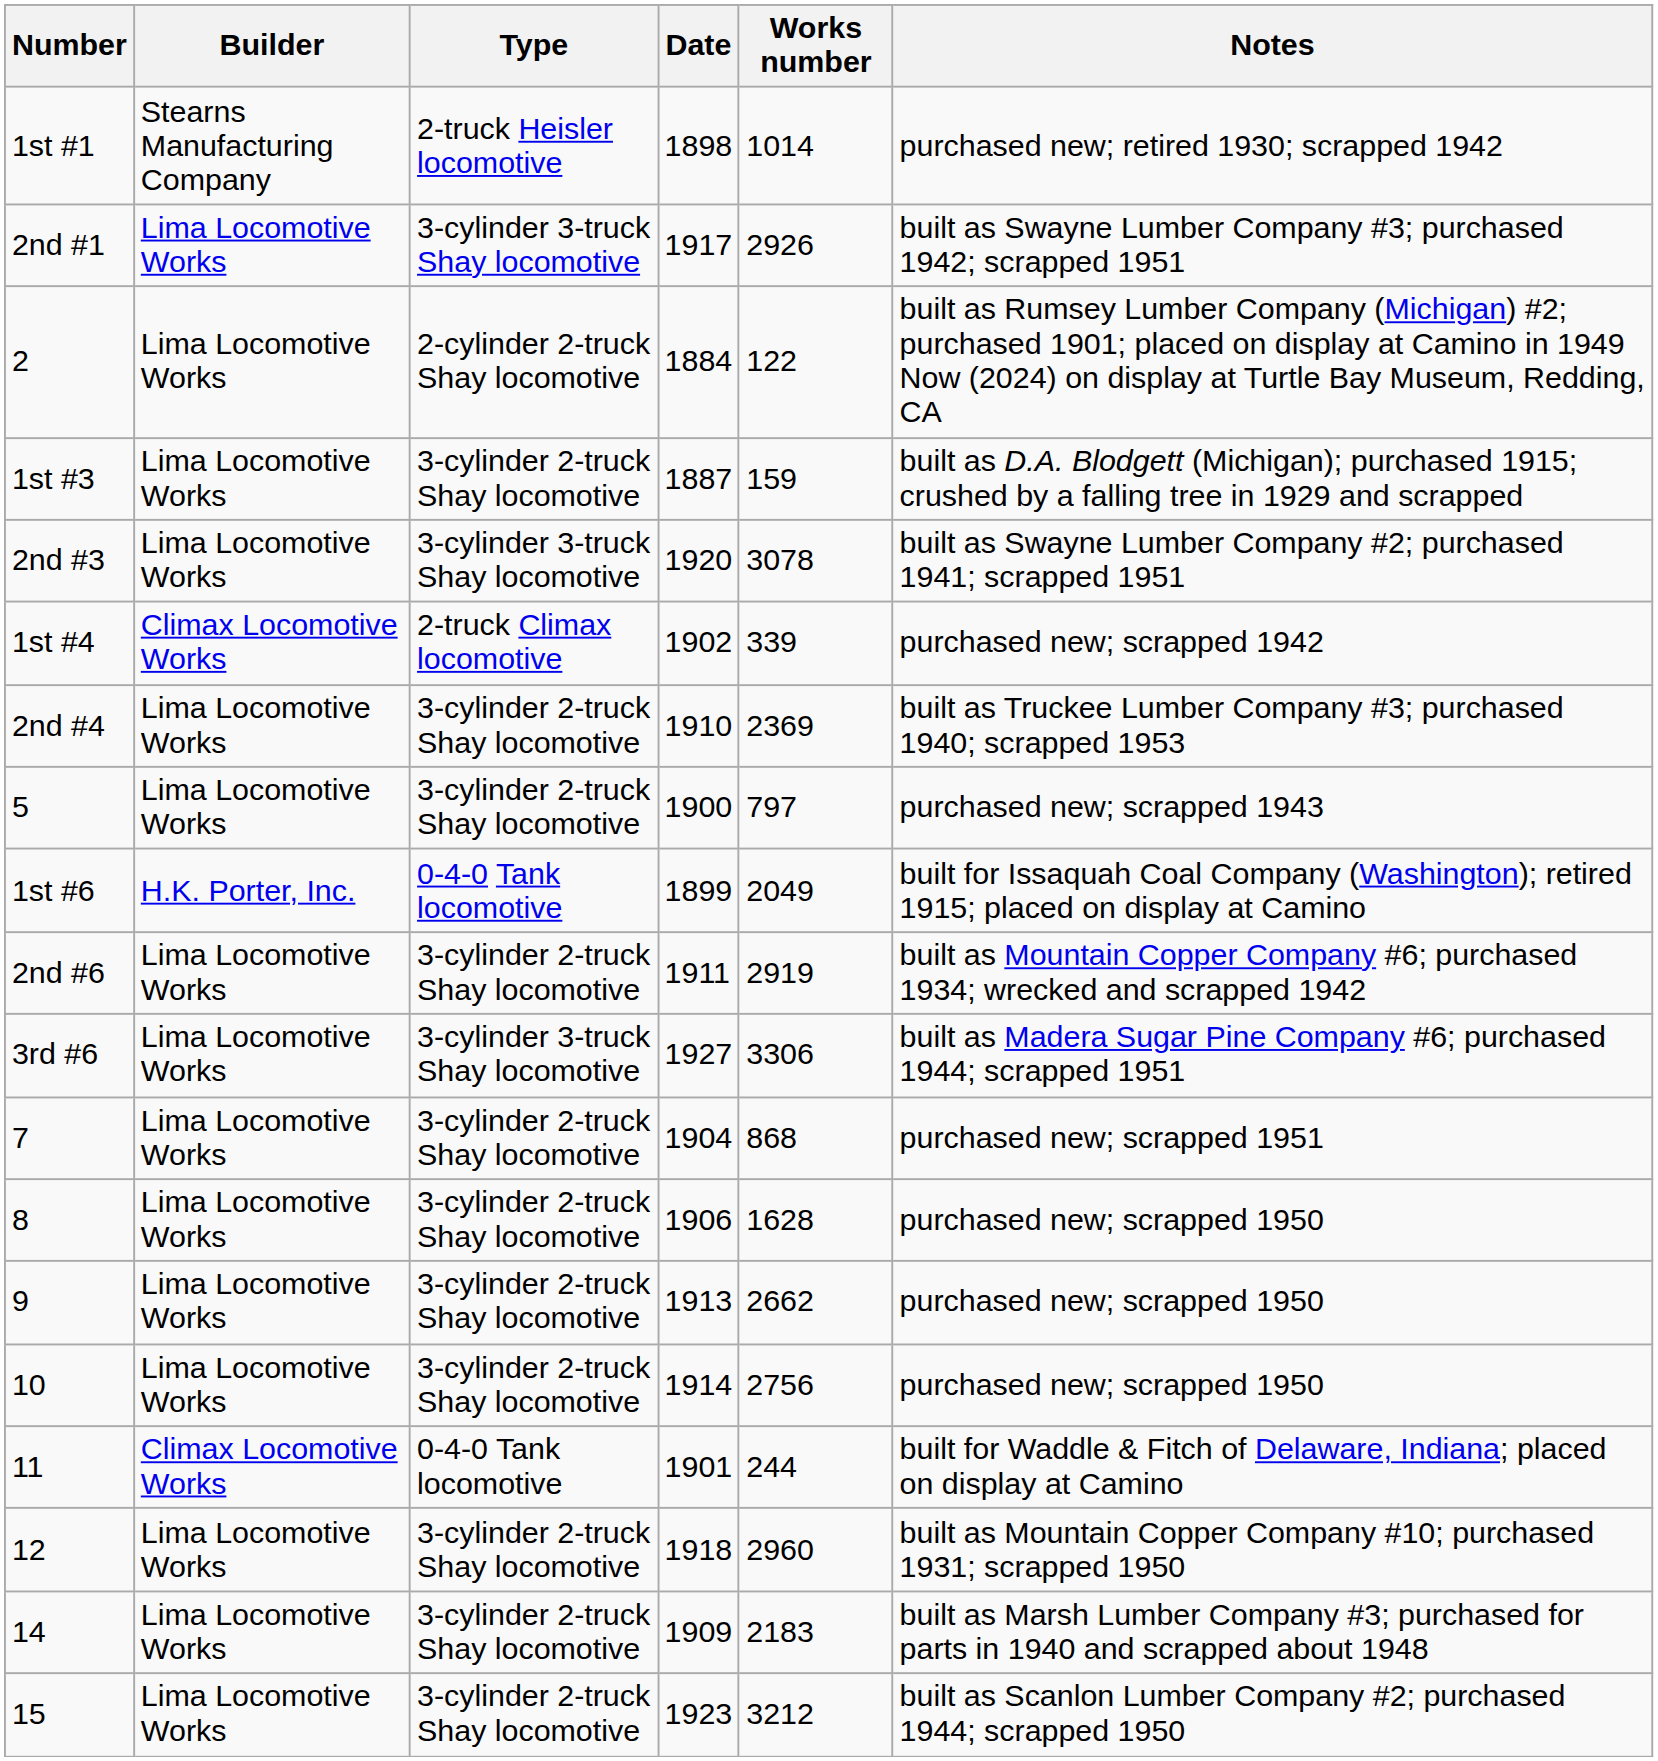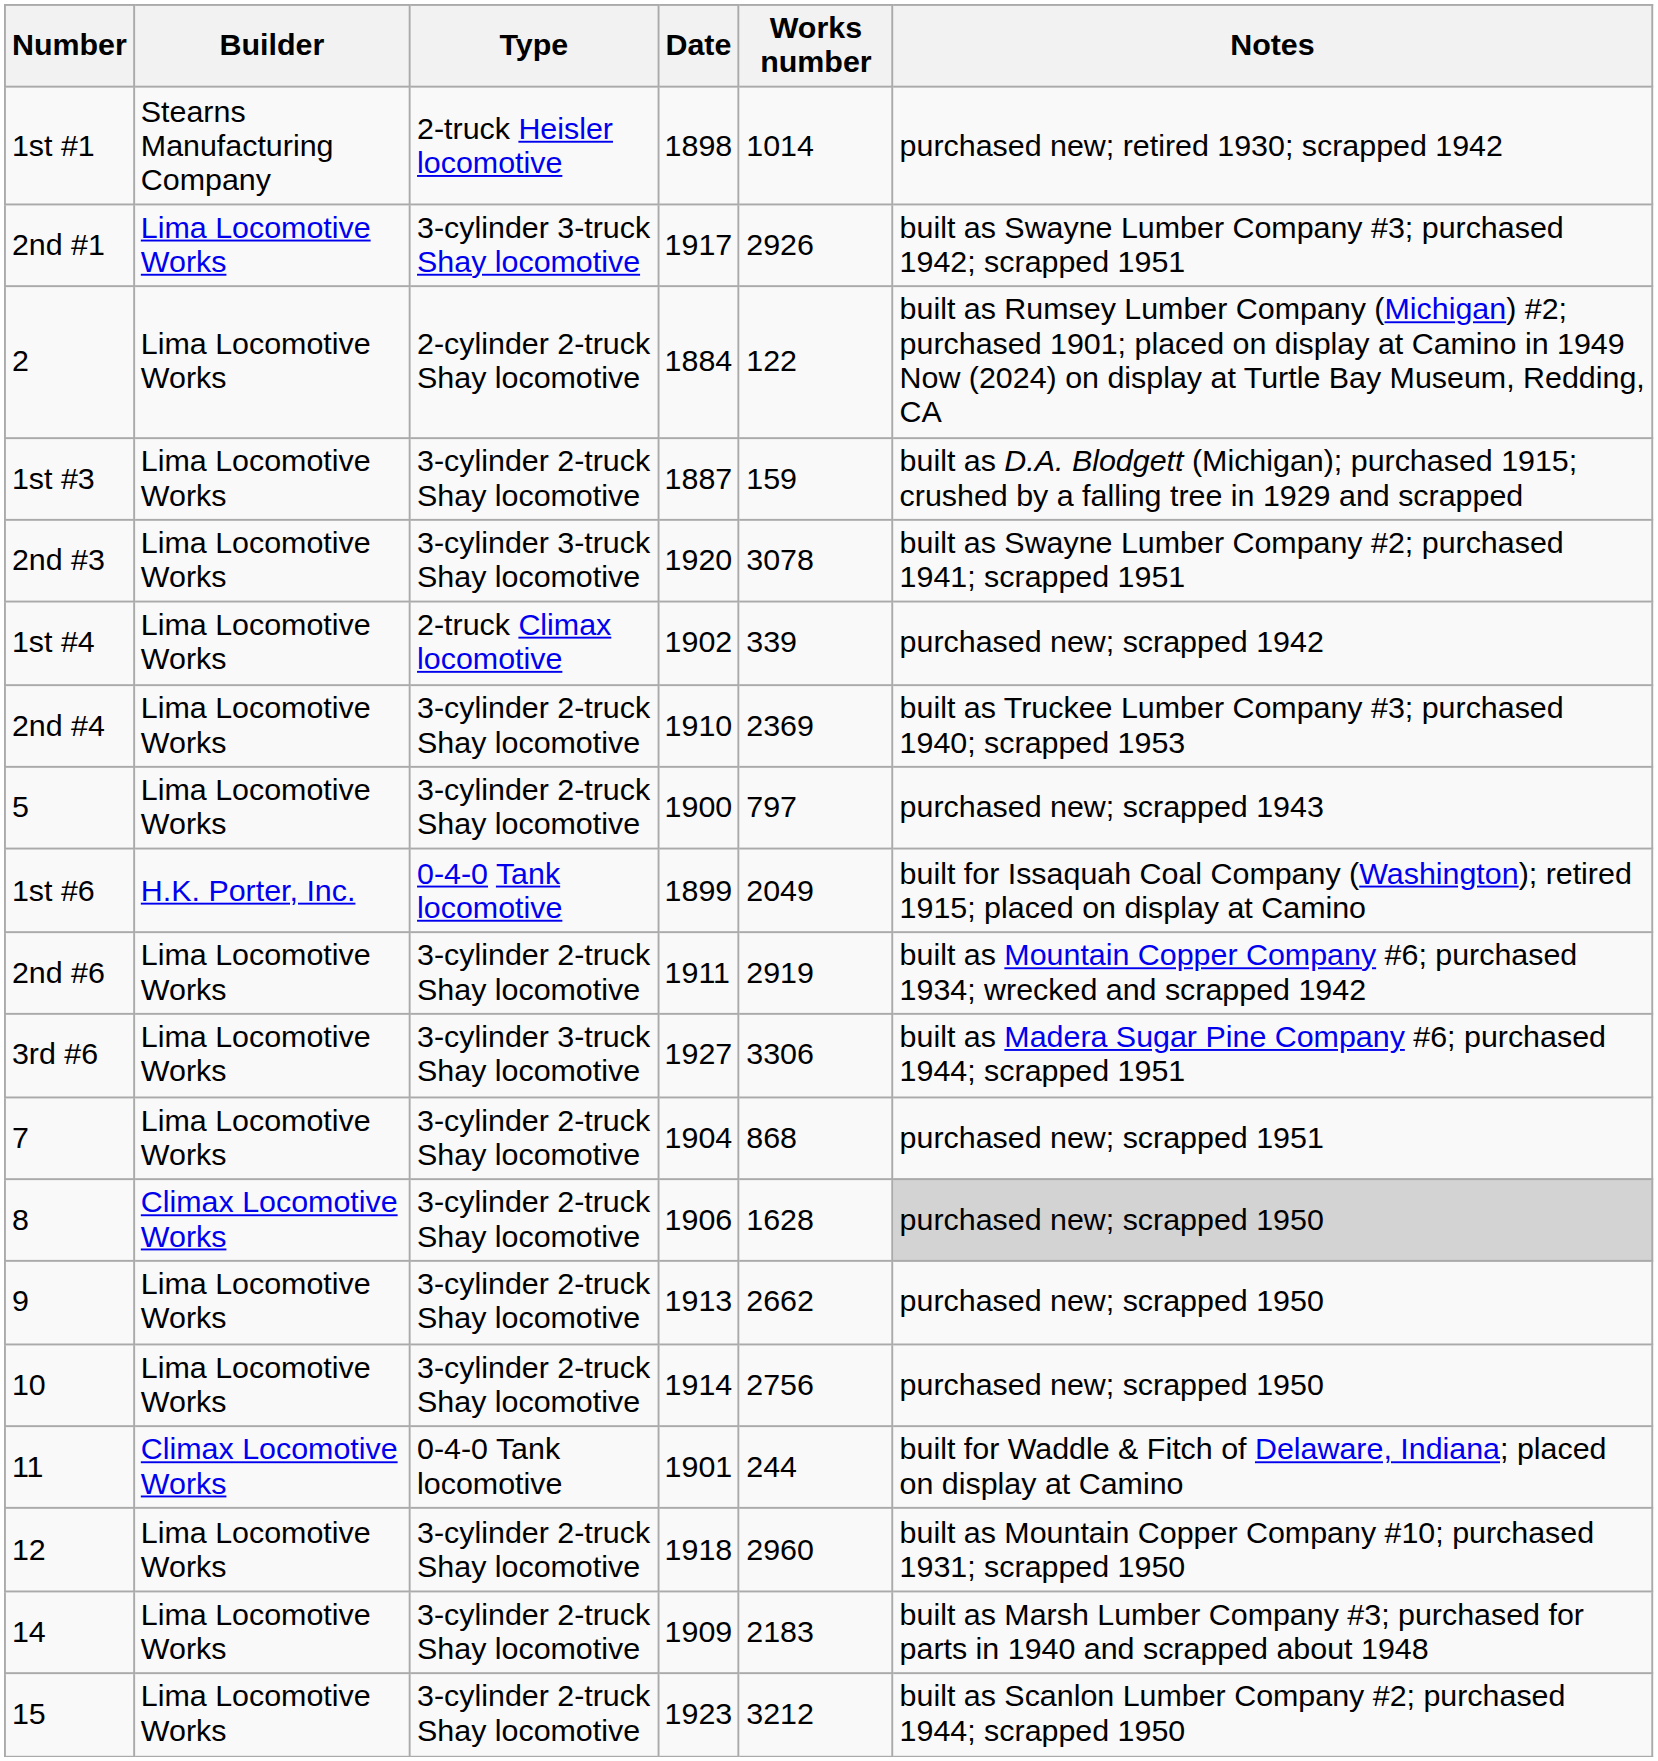(269, 642) Climax Locomotive Works -> (256, 642) Lima Locomotive Works
(256, 1219) Lima Locomotive Works -> (269, 1219) Climax Locomotive Works
(1112, 1219) no background -> (1112, 1219) lightgrey background
